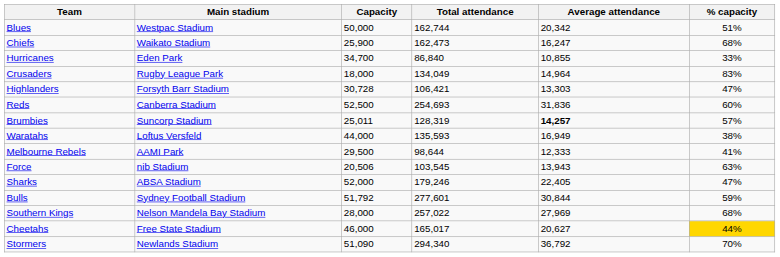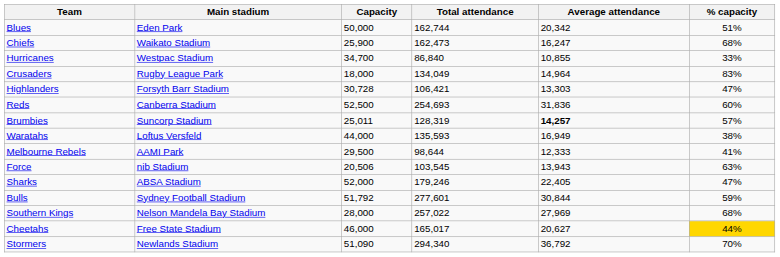(175, 27) Westpac Stadium -> (160, 27) Eden Park
(160, 58) Eden Park -> (175, 58) Westpac Stadium
